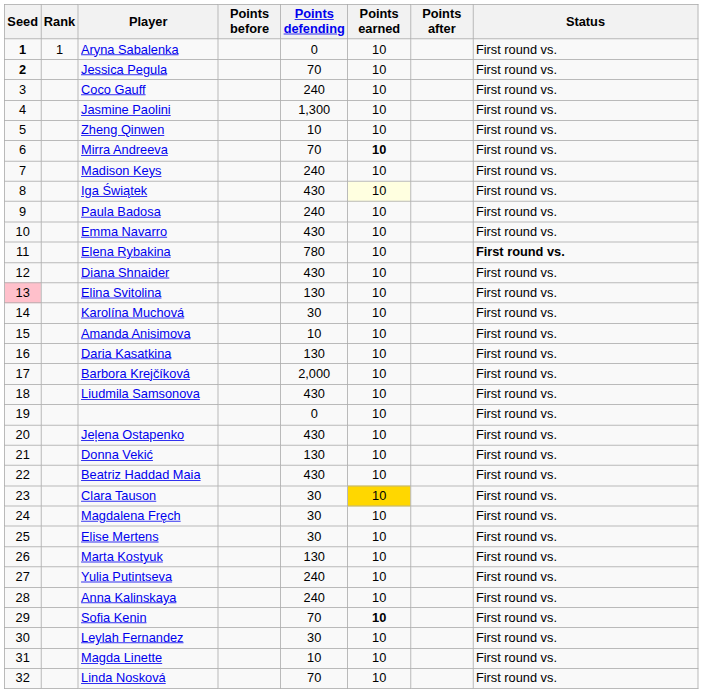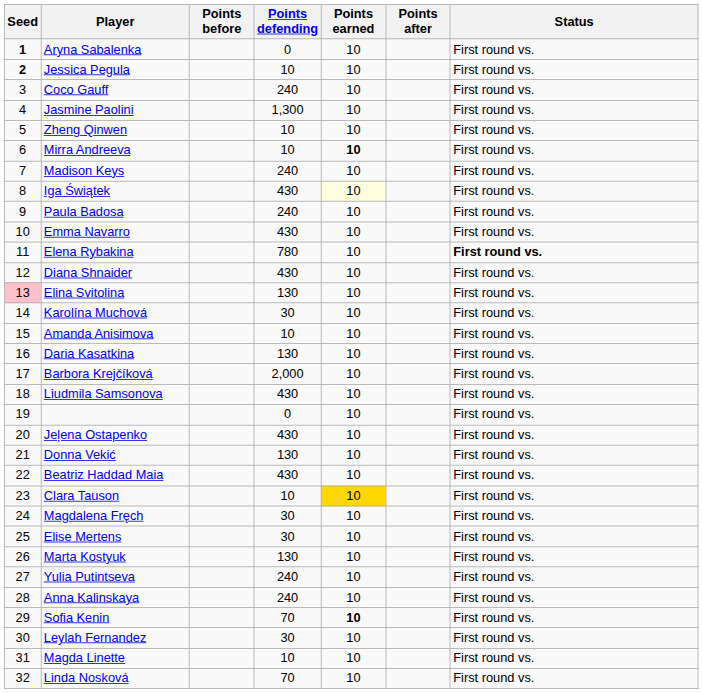- column: (60, 21)
(314, 69) 70 -> (288, 69) 10
(314, 150) 70 -> (288, 150) 10
(314, 495) 30 -> (288, 495) 10
